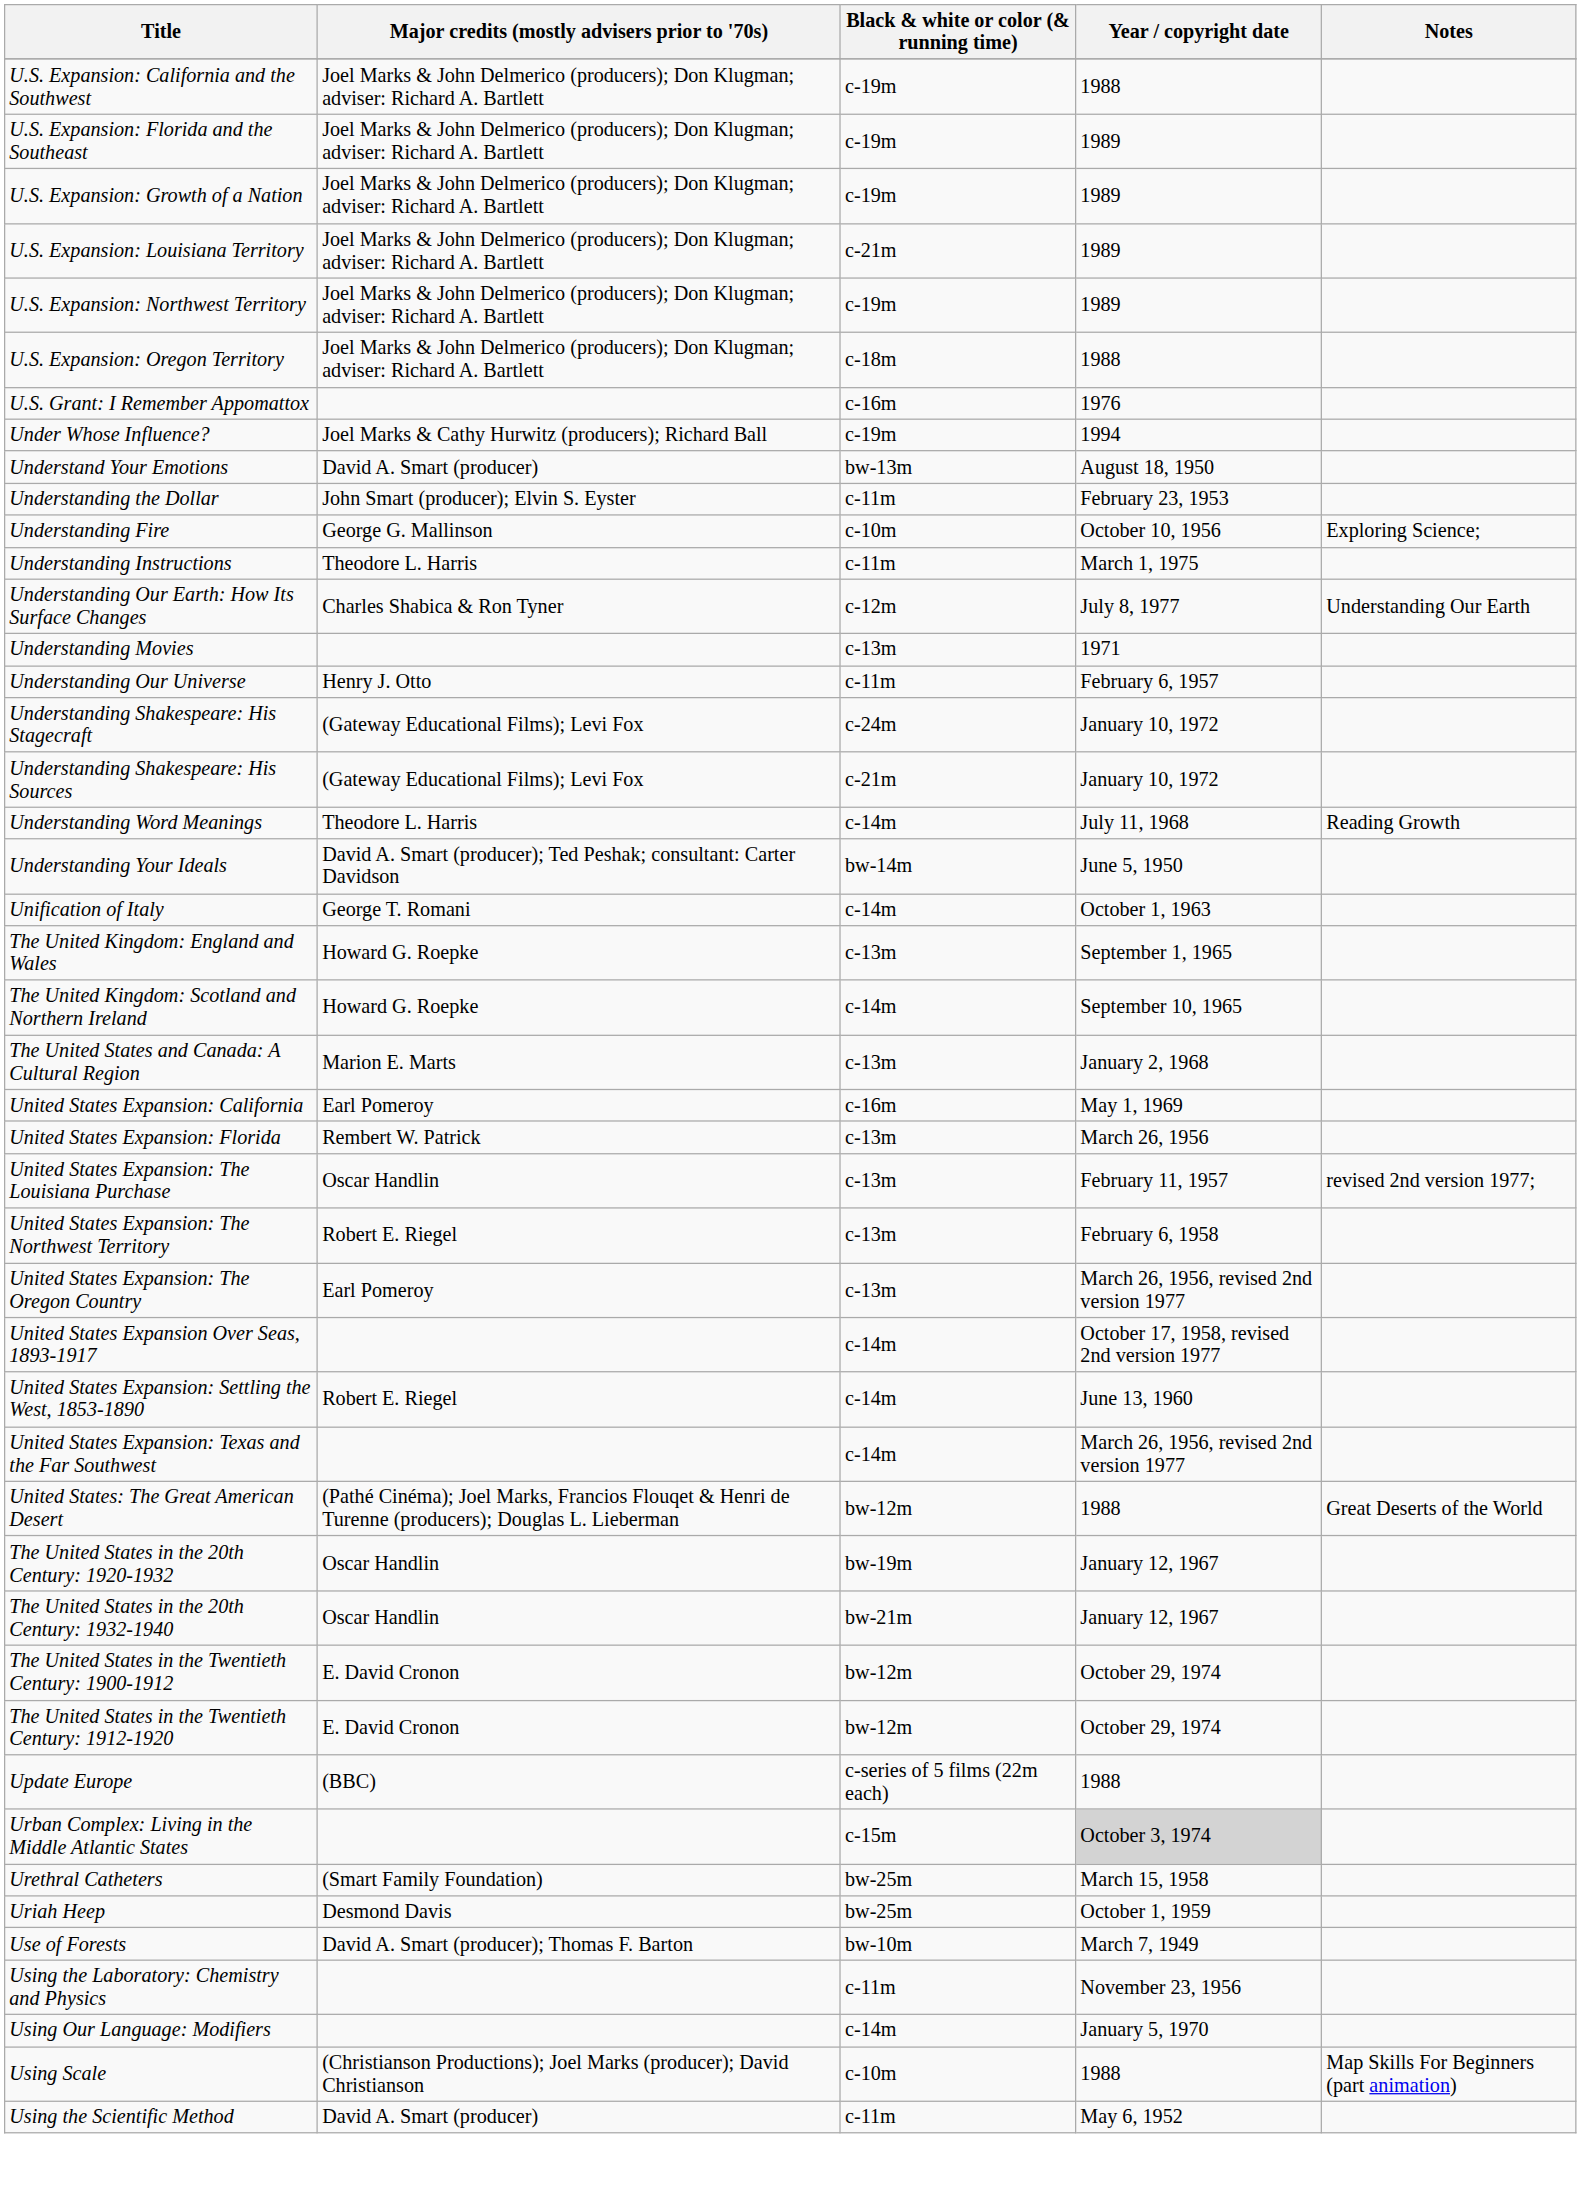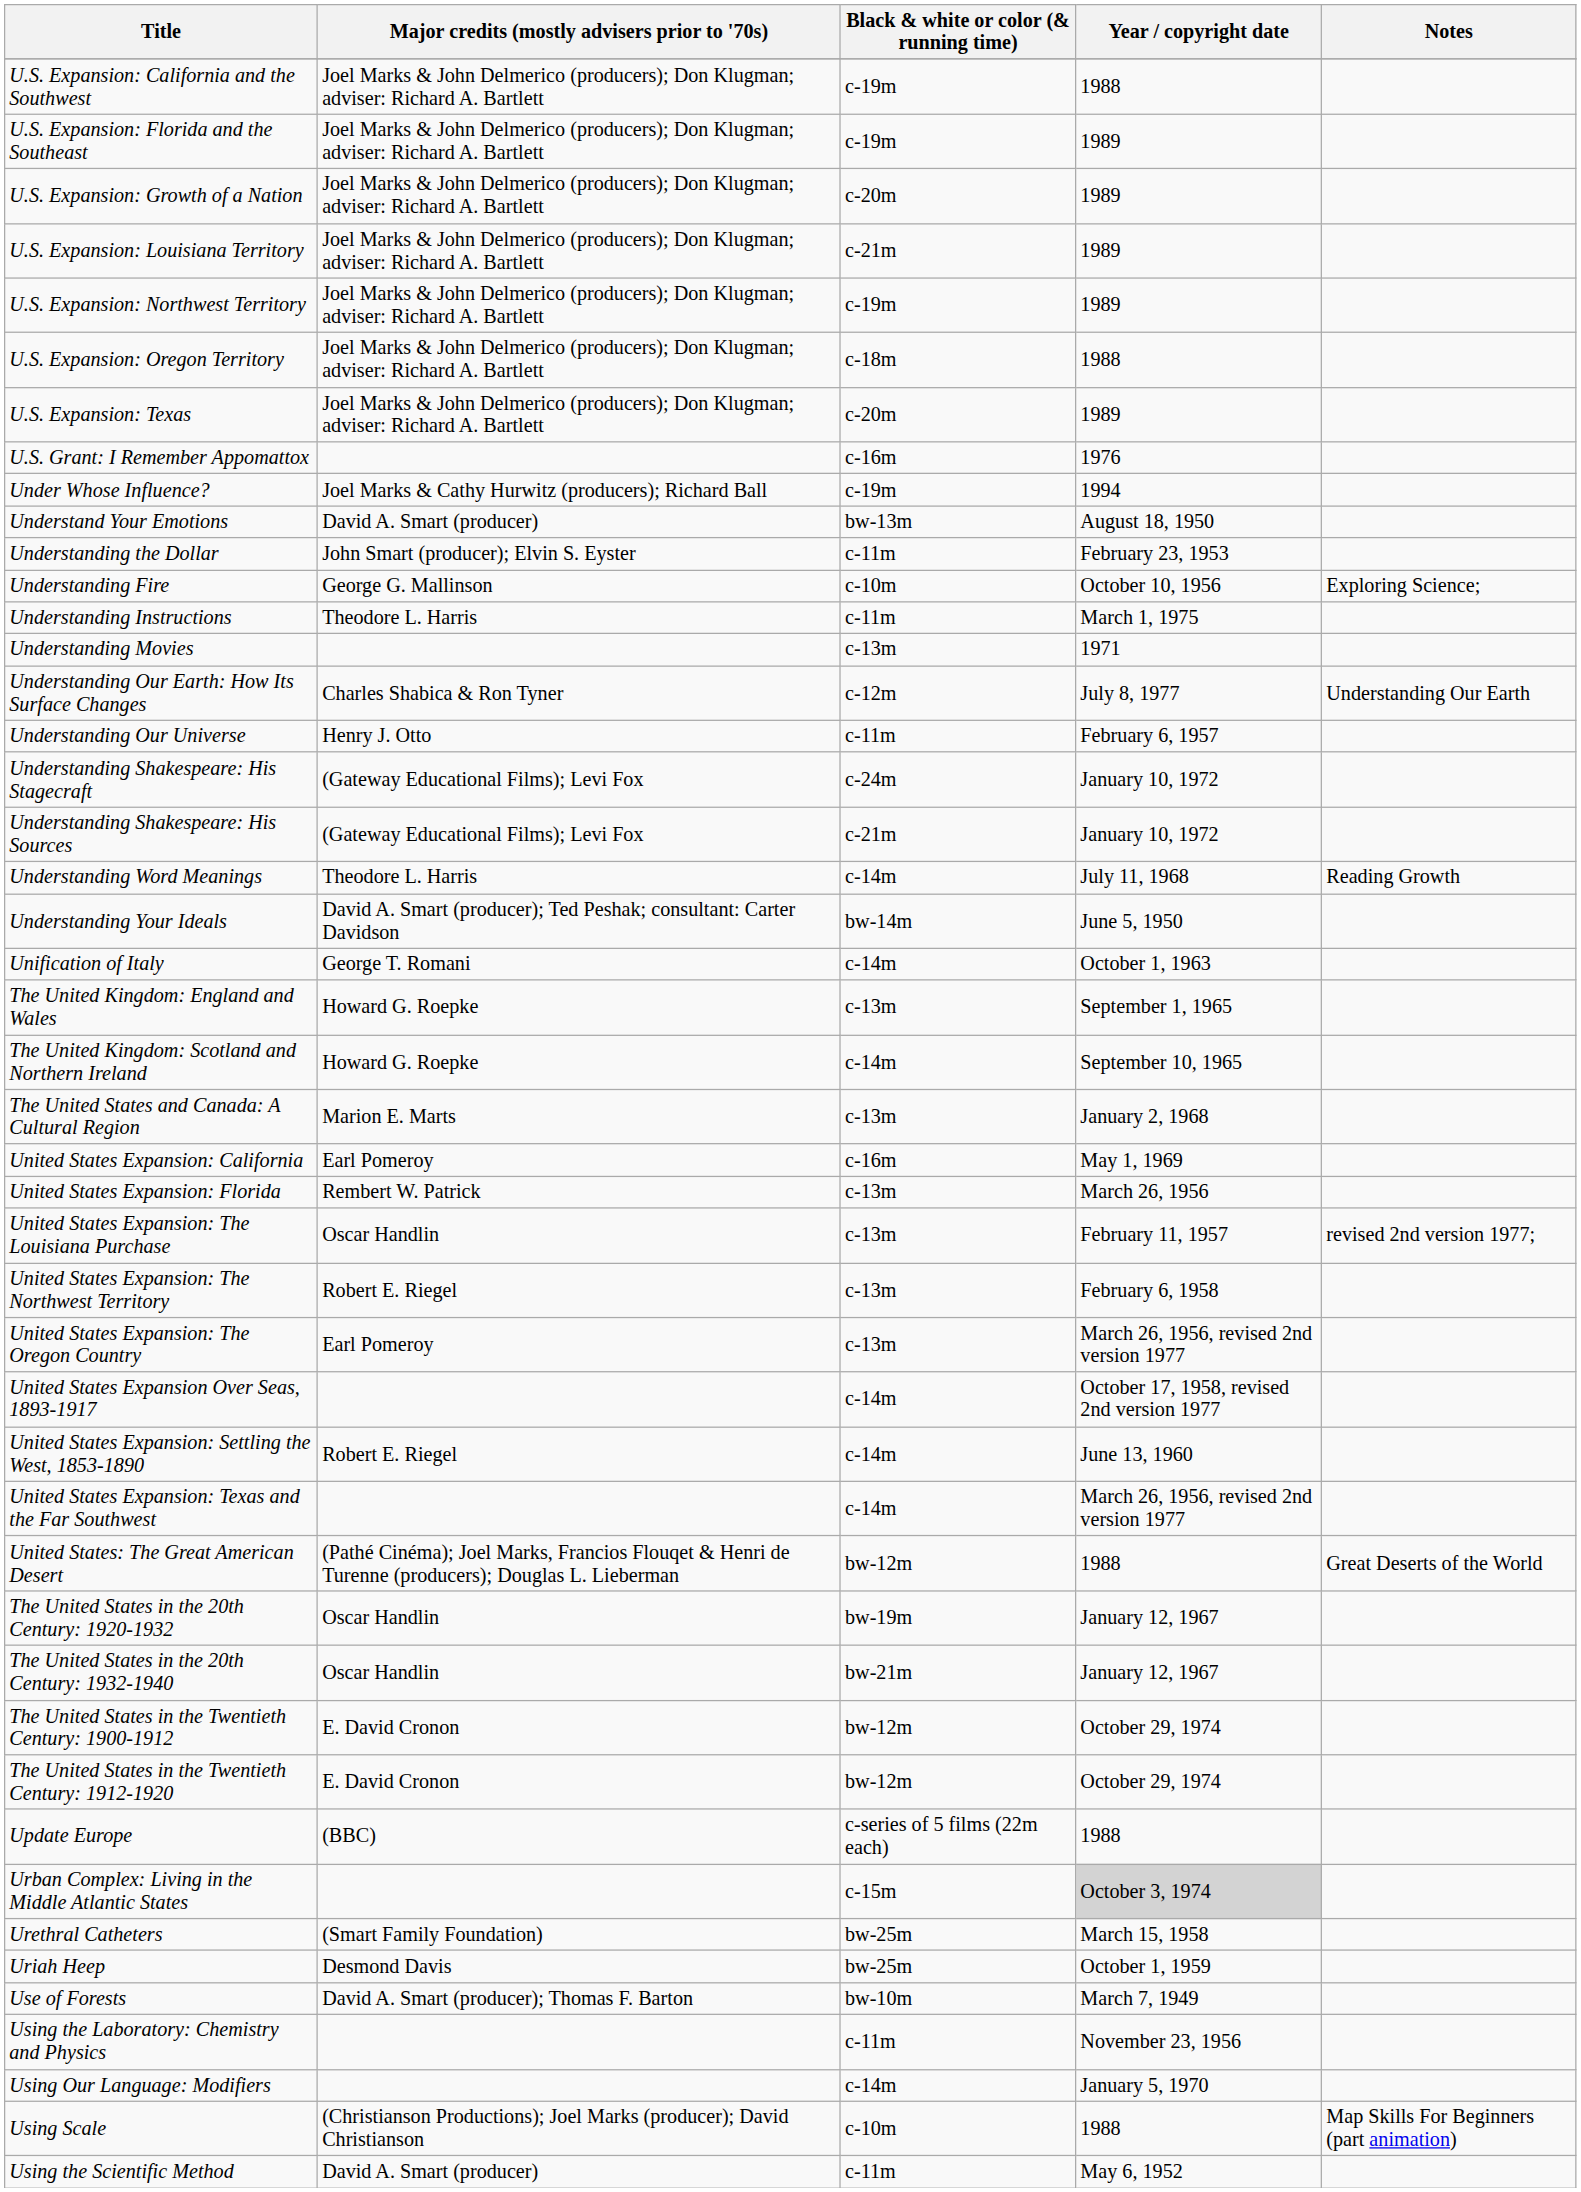(871, 195) c-19m -> (871, 195) c-20m
+ row: (100, 414)
rows swapped: (101, 649) <-> (152, 606)
